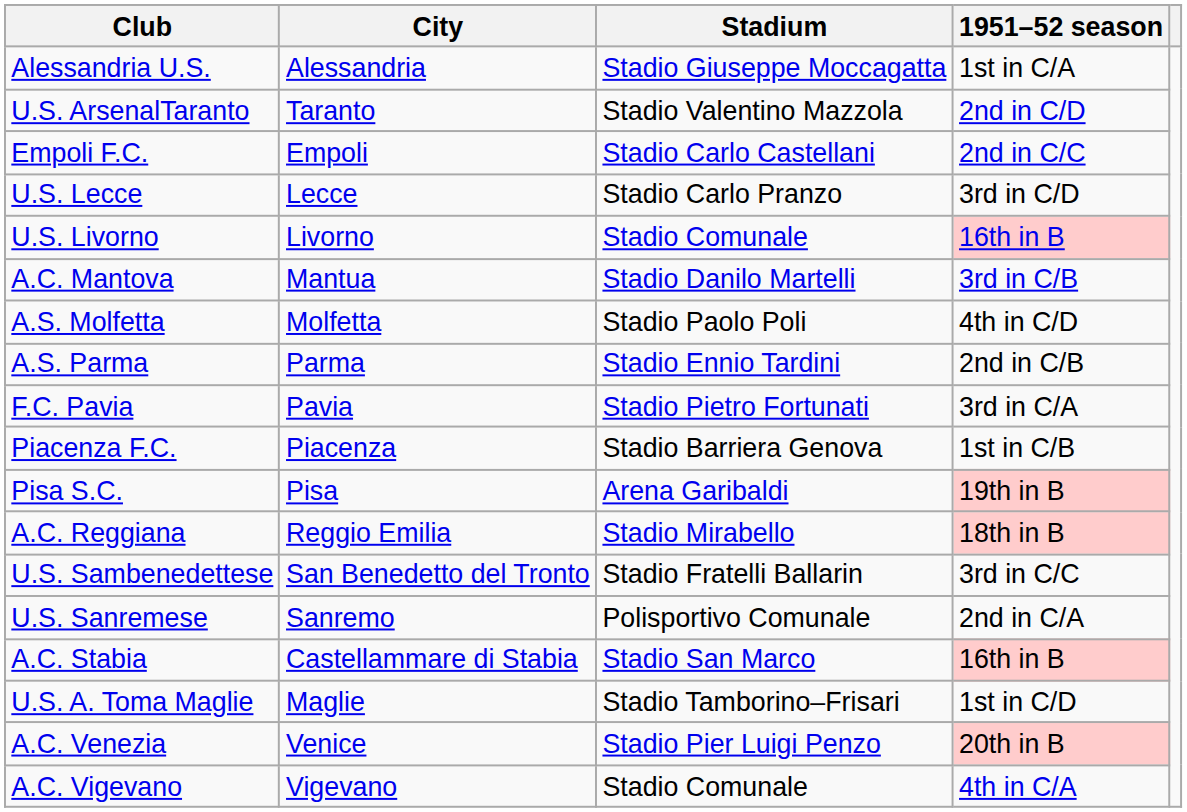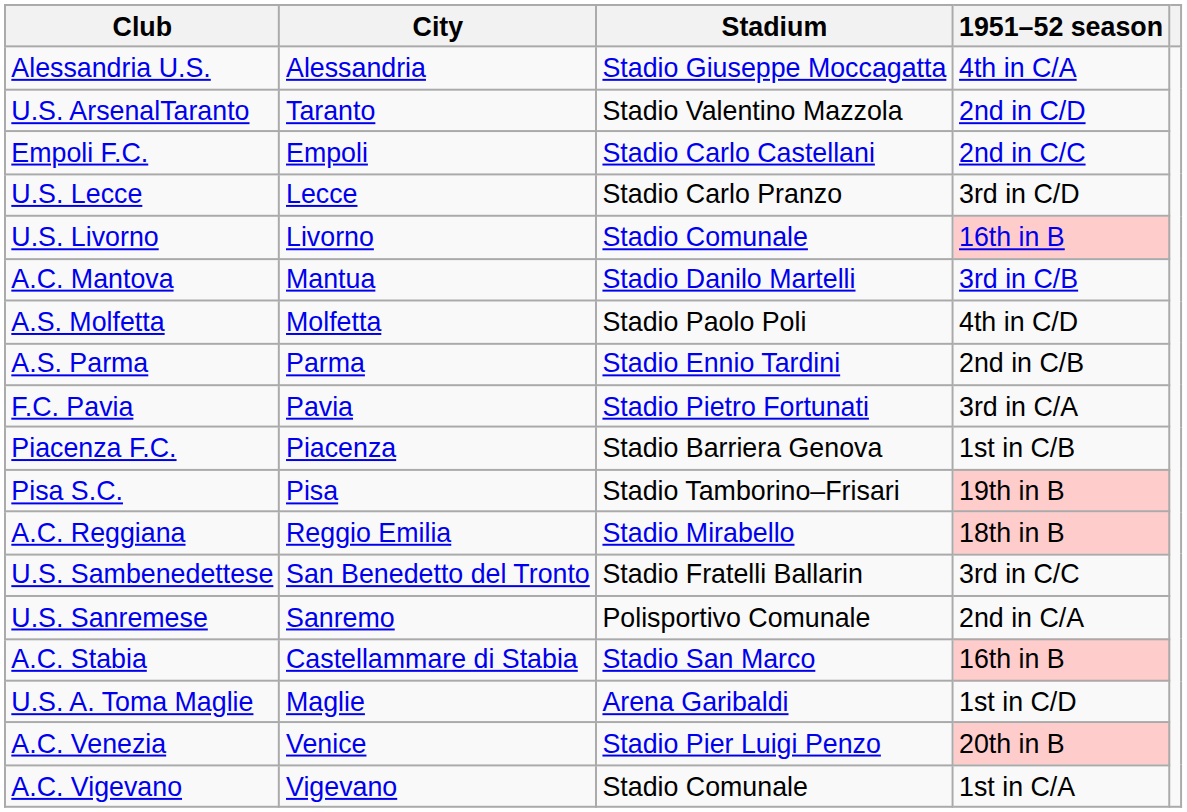(1017, 68) 1st in C/A -> (1018, 68) 4th in C/A
(695, 490) Arena Garibaldi -> (751, 490) Stadio Tamborino–Frisari
(751, 701) Stadio Tamborino–Frisari -> (695, 701) Arena Garibaldi
(1018, 786) 4th in C/A -> (1017, 786) 1st in C/A
